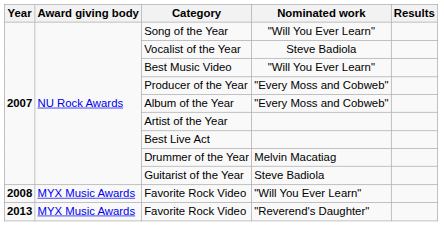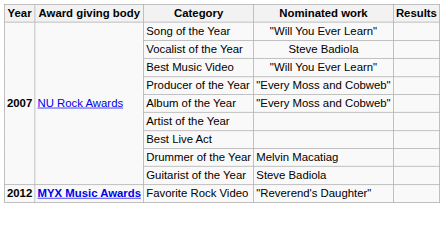- row: (195, 193)
(20, 211) 2013 -> (20, 193) 2012
(86, 211) normal -> (89, 193) bold
